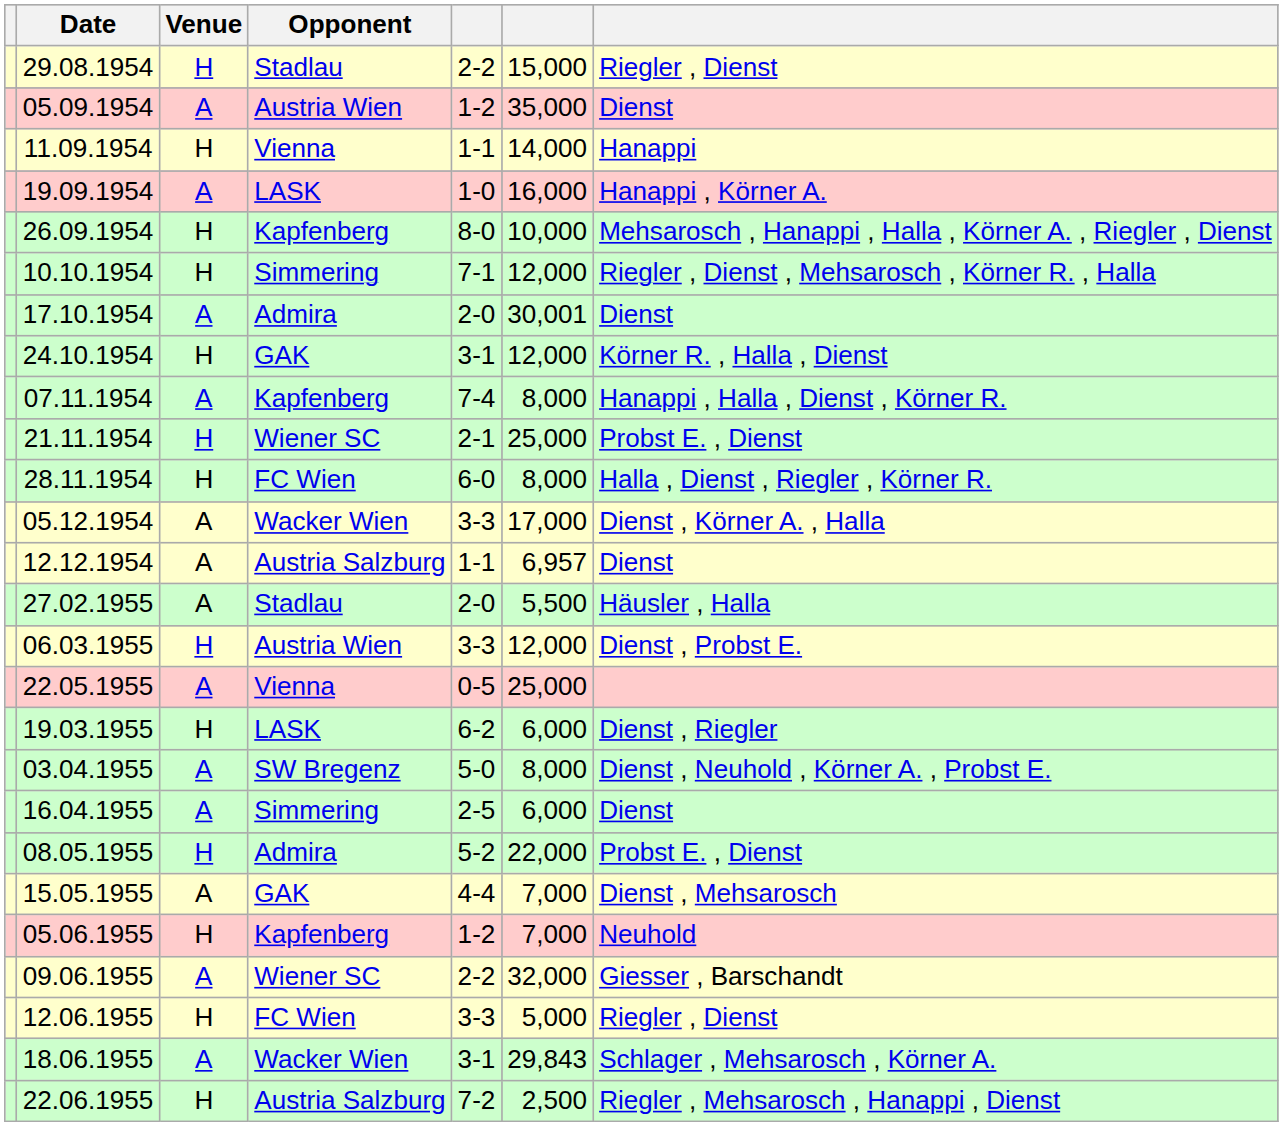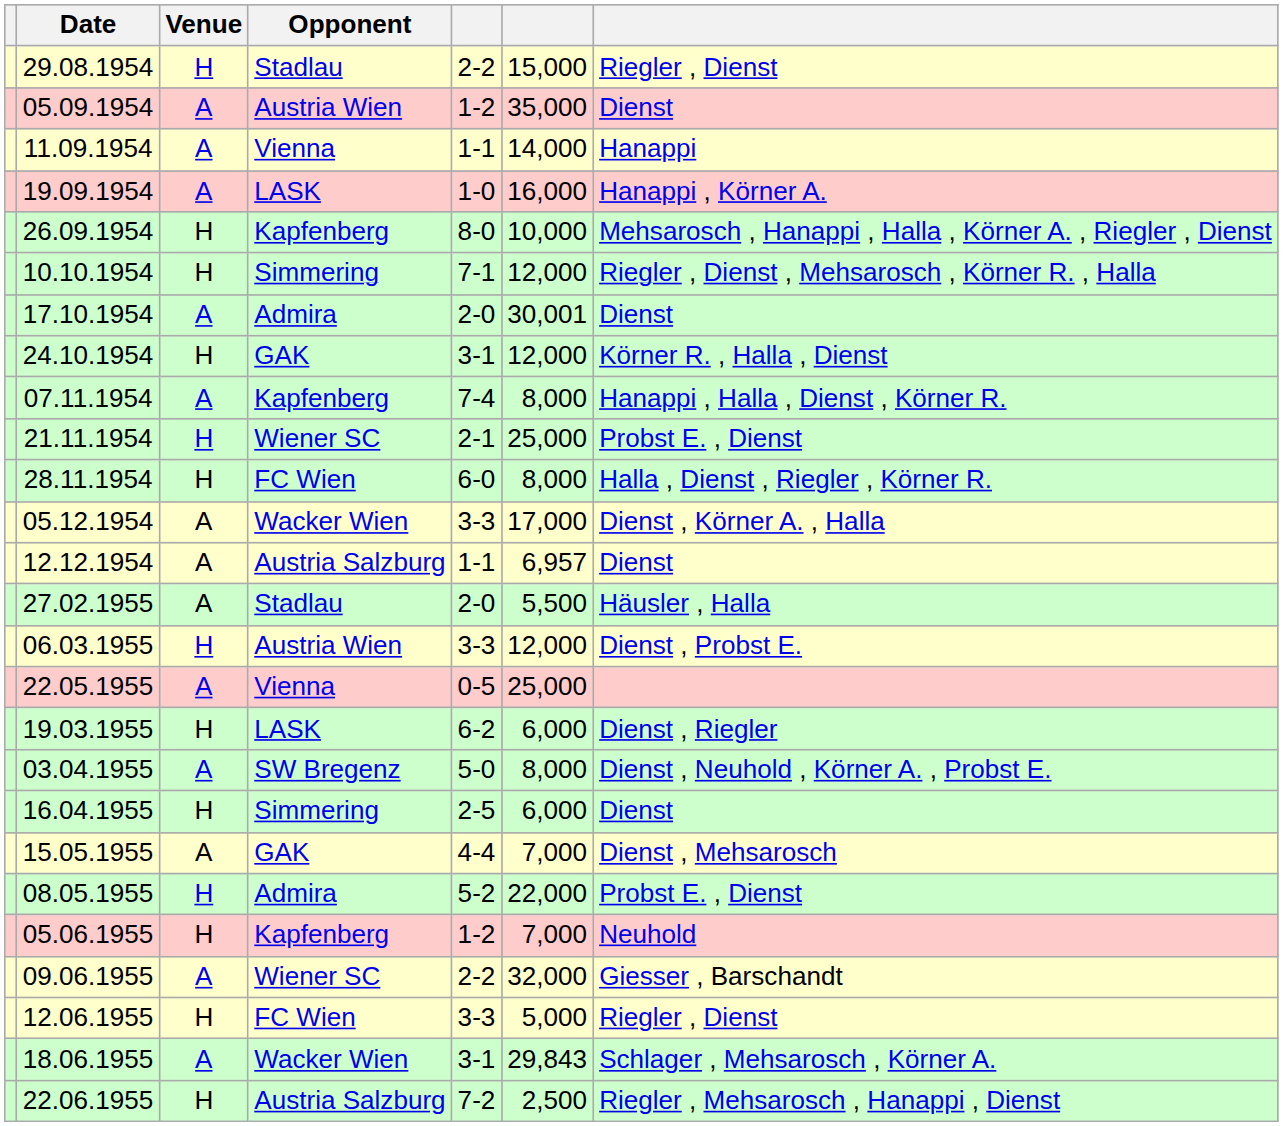(204, 149) H -> (204, 149) A
(204, 811) A -> (204, 811) H
rows swapped: (88, 852) <-> (88, 893)
